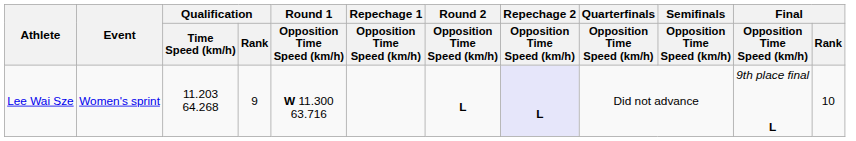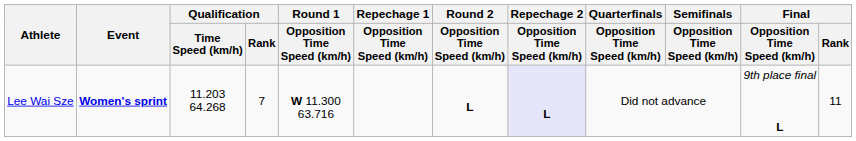(120, 101) normal -> (123, 101) bold
(255, 101) 9 -> (262, 101) 7
(828, 101) 10 -> (835, 101) 11
